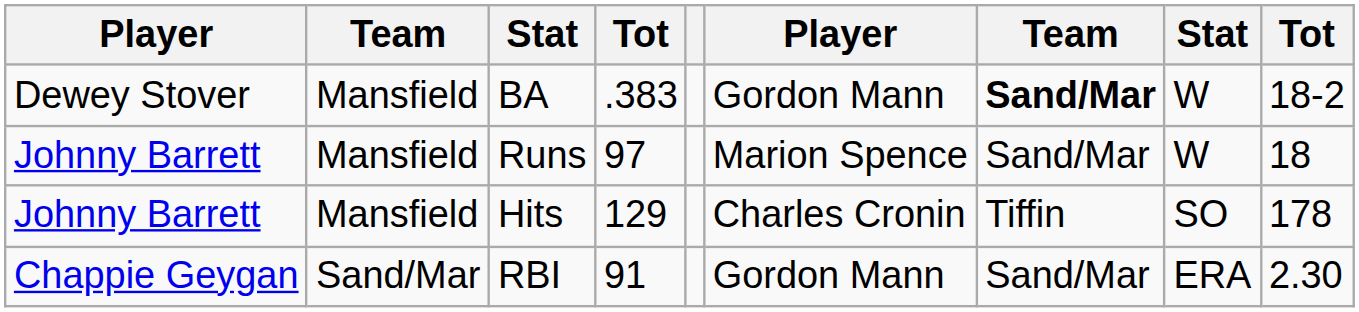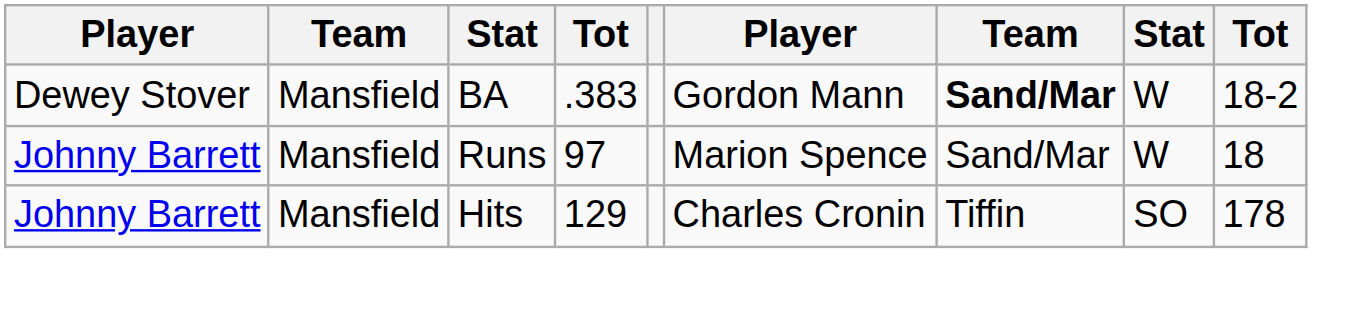- row: (530, 275)
